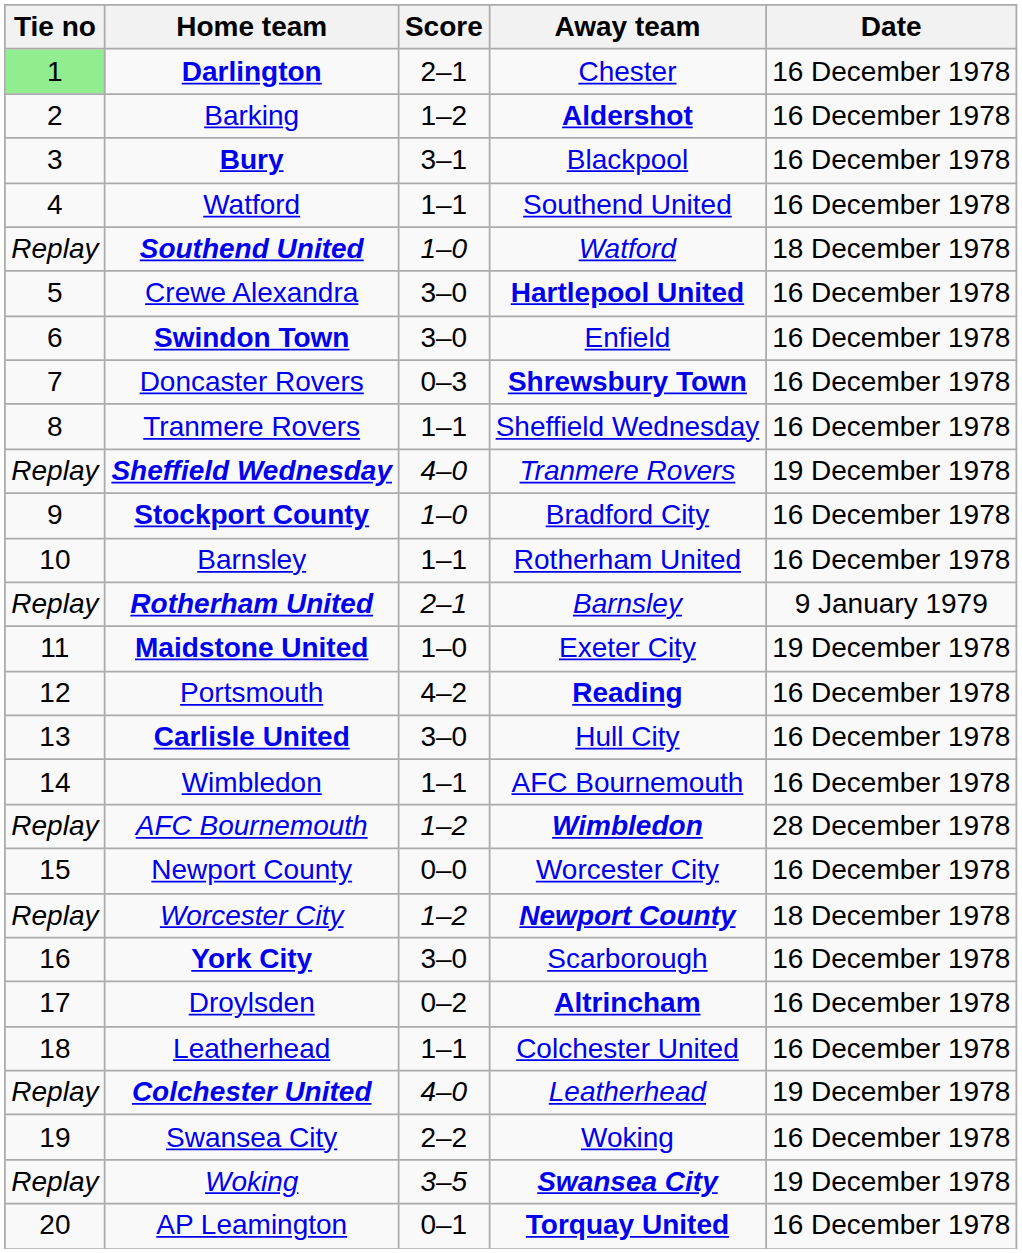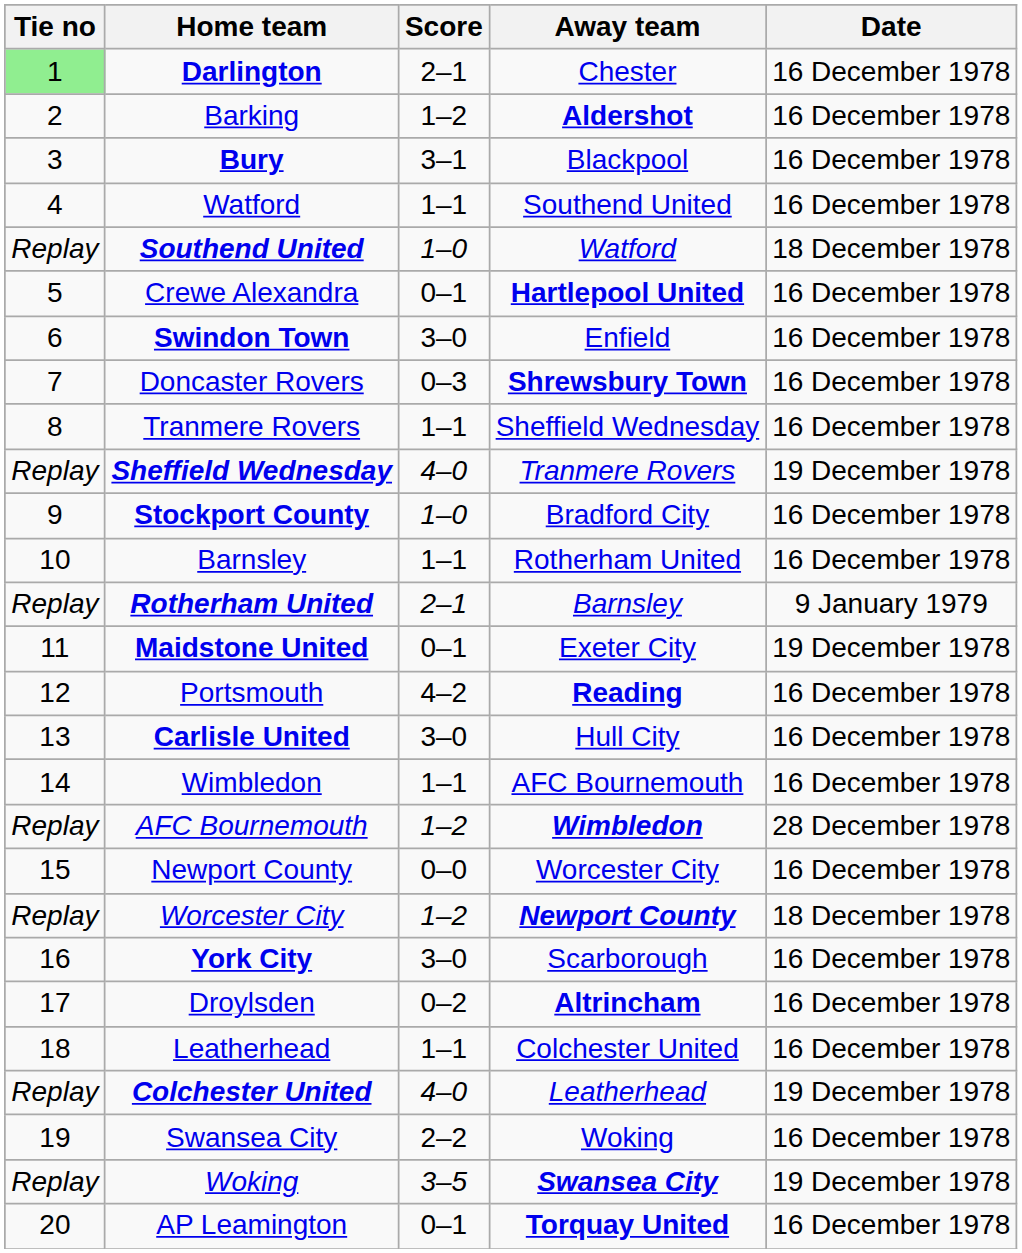(444, 293) 3–0 -> (444, 293) 0–1
(444, 648) 1–0 -> (444, 648) 0–1
